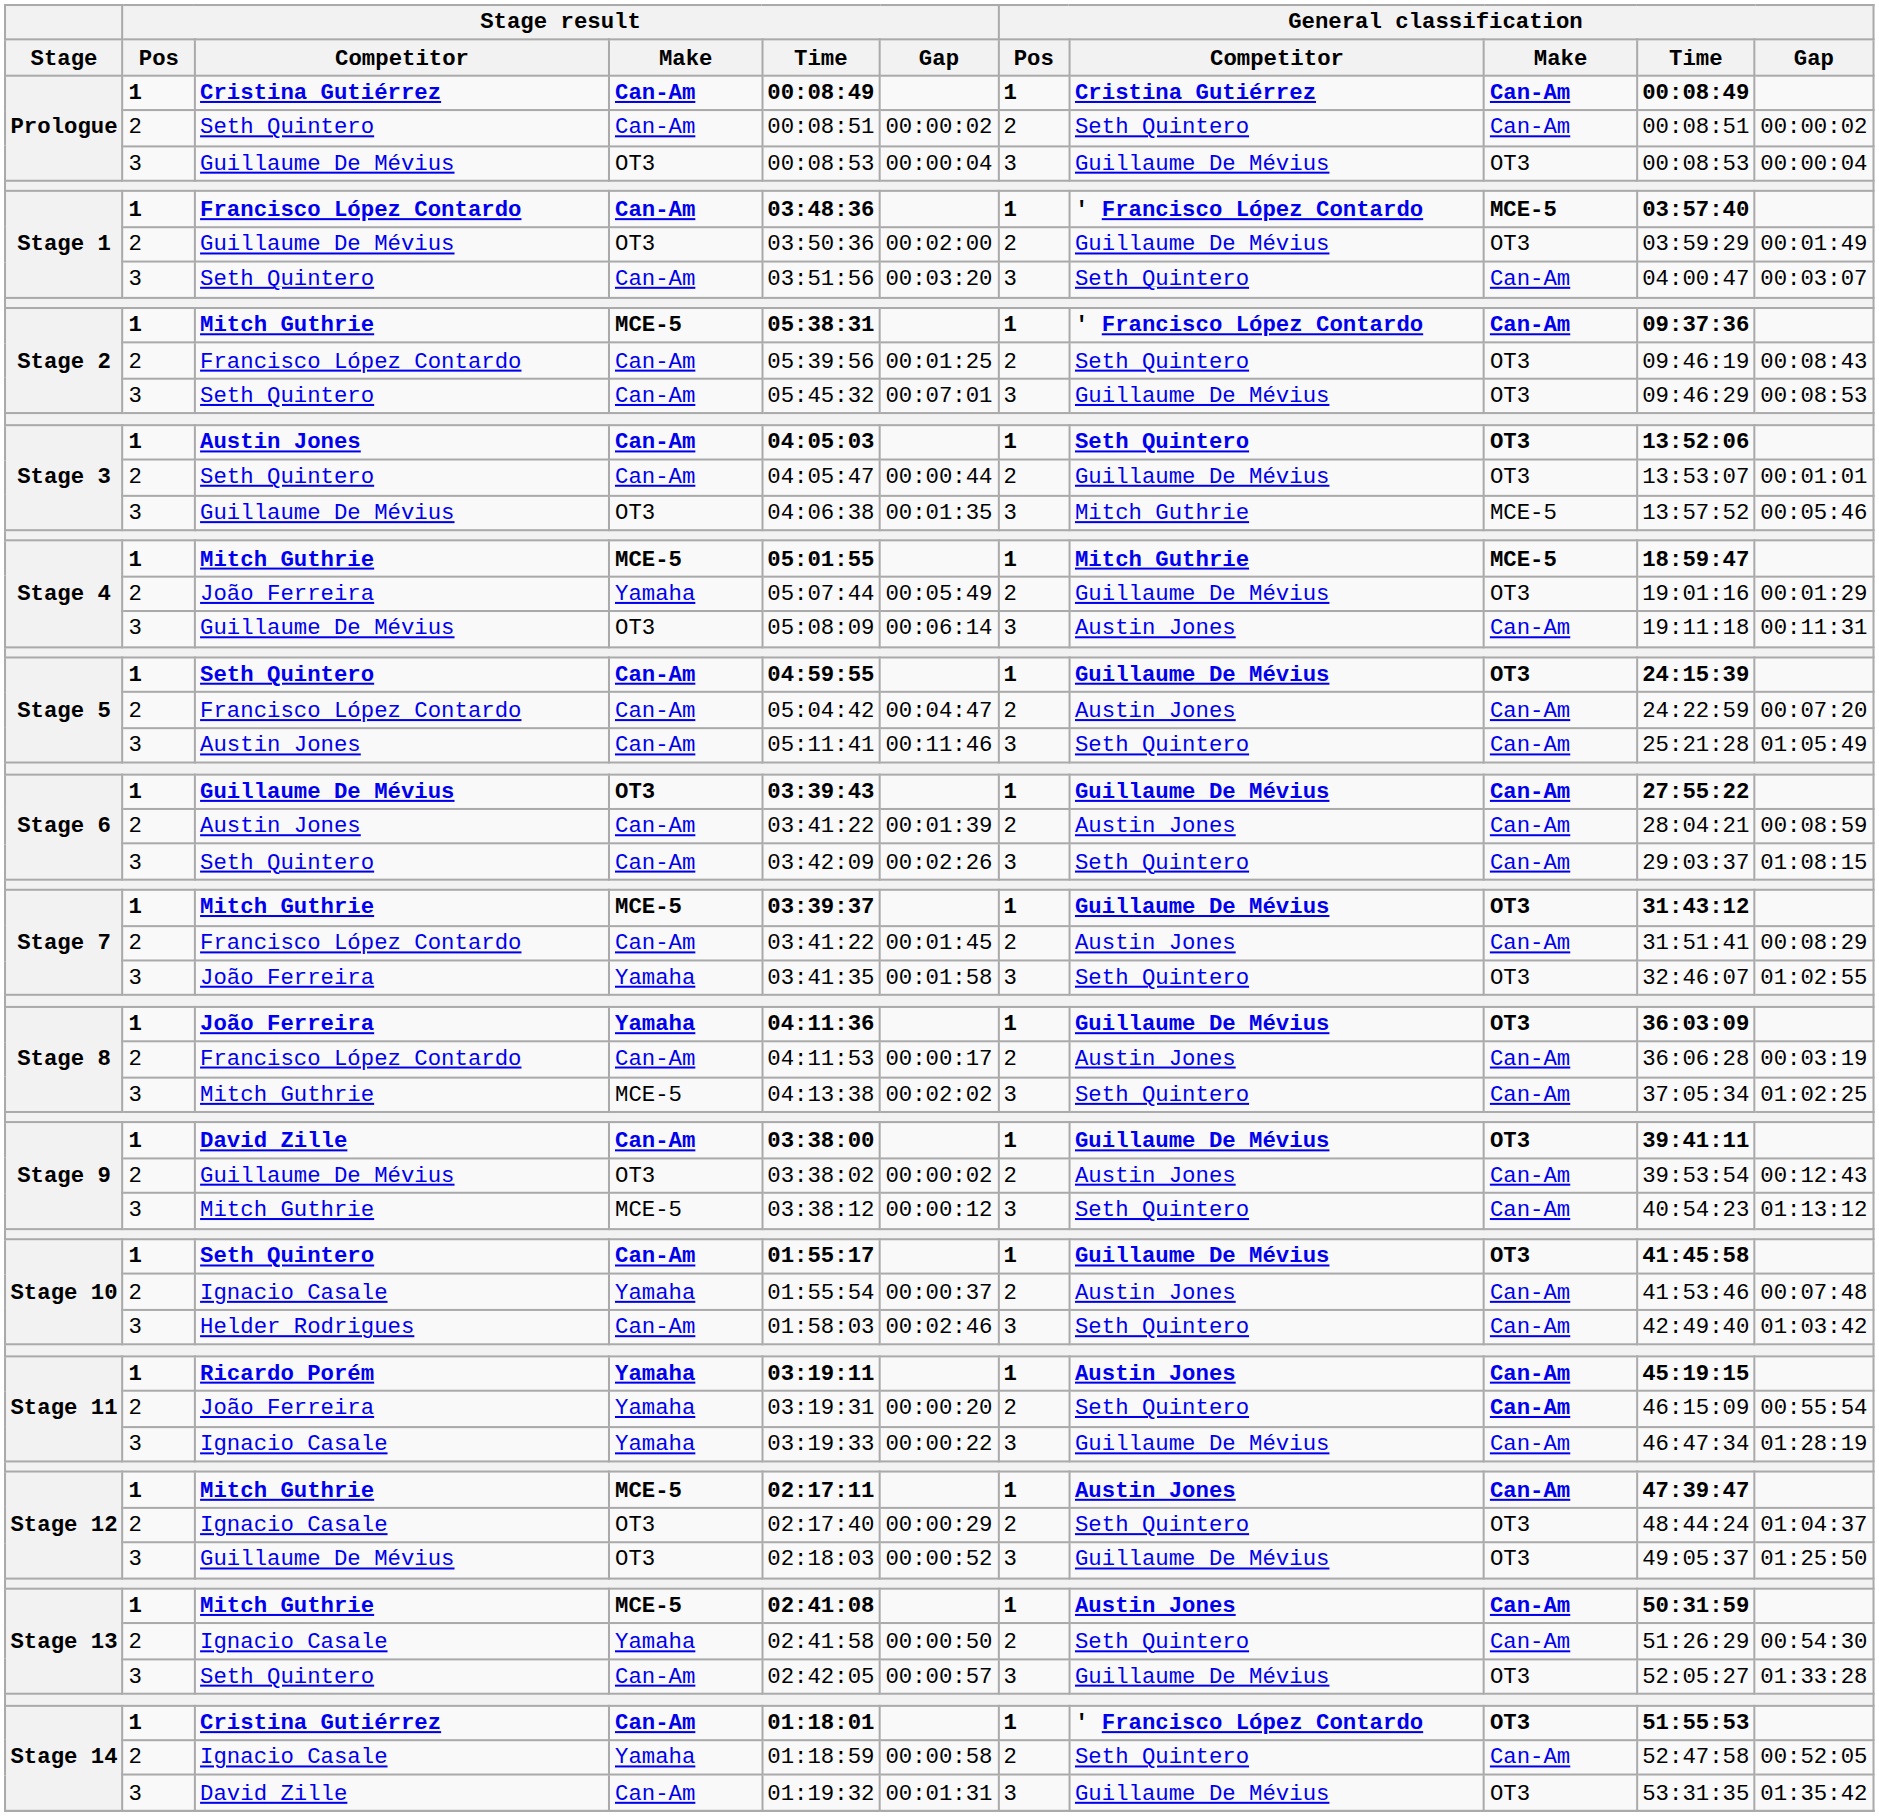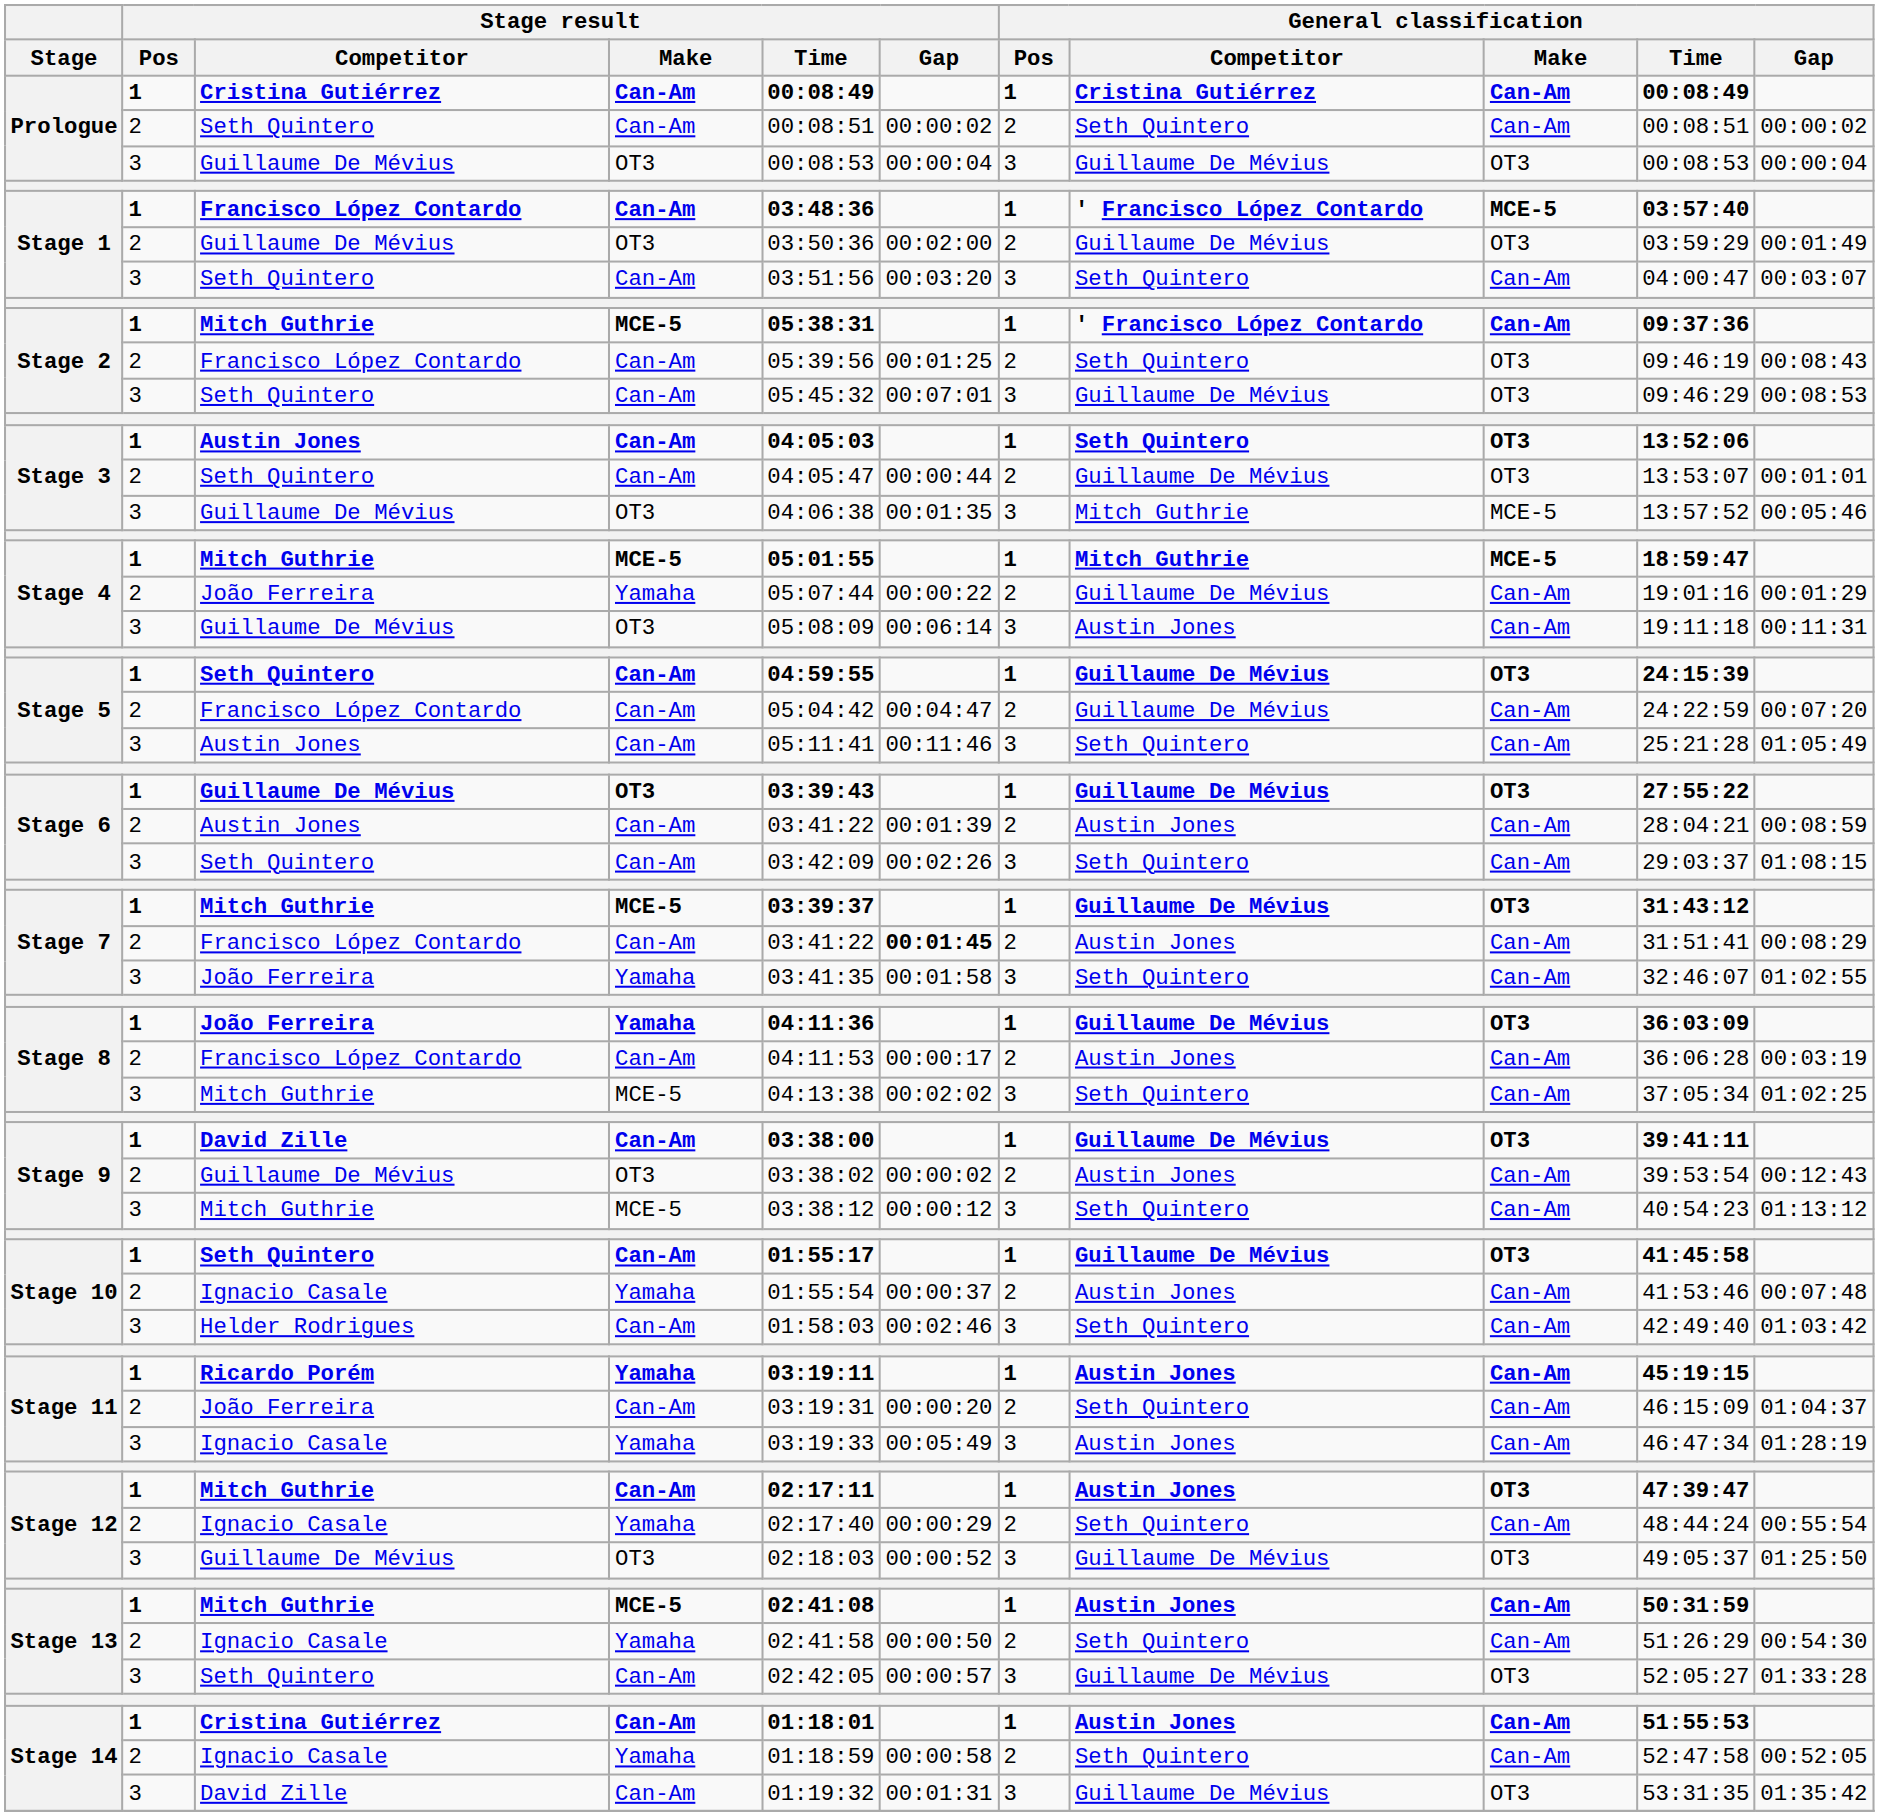(939, 594) 00:05:49 -> (939, 594) 00:00:22
(1510, 594) OT3 -> (1530, 594) Can-Am
(1155, 710) Austin Jones -> (1202, 710) Guillaume De Mévius
(1530, 791) Can-Am -> (1510, 791) OT3
(939, 943) normal -> (939, 943) bold
(1510, 978) OT3 -> (1530, 978) Can-Am
(655, 1409) Yamaha -> (655, 1409) Can-Am
(1530, 1409) bold -> (1530, 1409) normal
(1814, 1409) 00:55:54 -> (1814, 1409) 01:04:37
(939, 1444) 00:00:22 -> (939, 1444) 00:05:49
(1202, 1444) Guillaume De Mévius -> (1155, 1444) Austin Jones
(648, 1490) MCE-5 -> (655, 1490) Can-Am
(1530, 1490) Can-Am -> (1510, 1490) OT3
(635, 1525) OT3 -> (655, 1525) Yamaha
(1510, 1525) OT3 -> (1530, 1525) Can-Am
(1814, 1525) 01:04:37 -> (1814, 1525) 00:55:54
(1249, 1723) ' Francisco López Contardo -> (1155, 1723) Austin Jones
(1510, 1723) OT3 -> (1530, 1723) Can-Am
